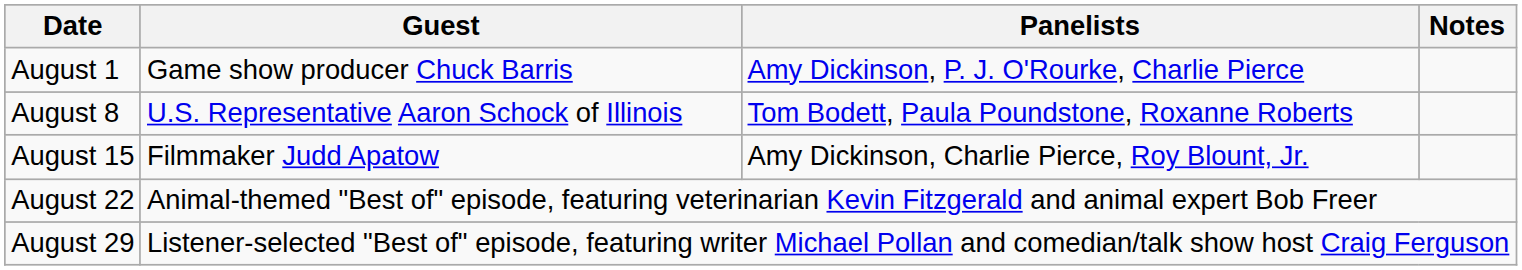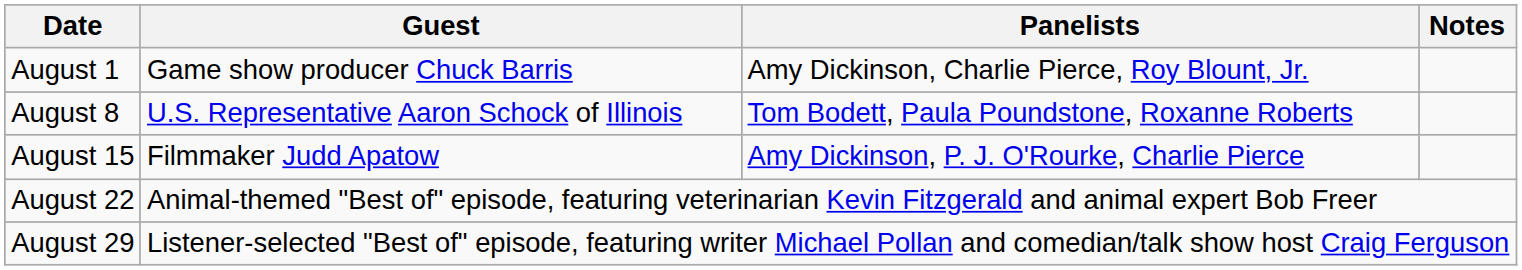(1026, 69) Amy Dickinson, P. J. O'Rourke, Charlie Pierce -> (1028, 69) Amy Dickinson, Charlie Pierce, Roy Blount, Jr.
(1028, 156) Amy Dickinson, Charlie Pierce, Roy Blount, Jr. -> (1026, 156) Amy Dickinson, P. J. O'Rourke, Charlie Pierce
